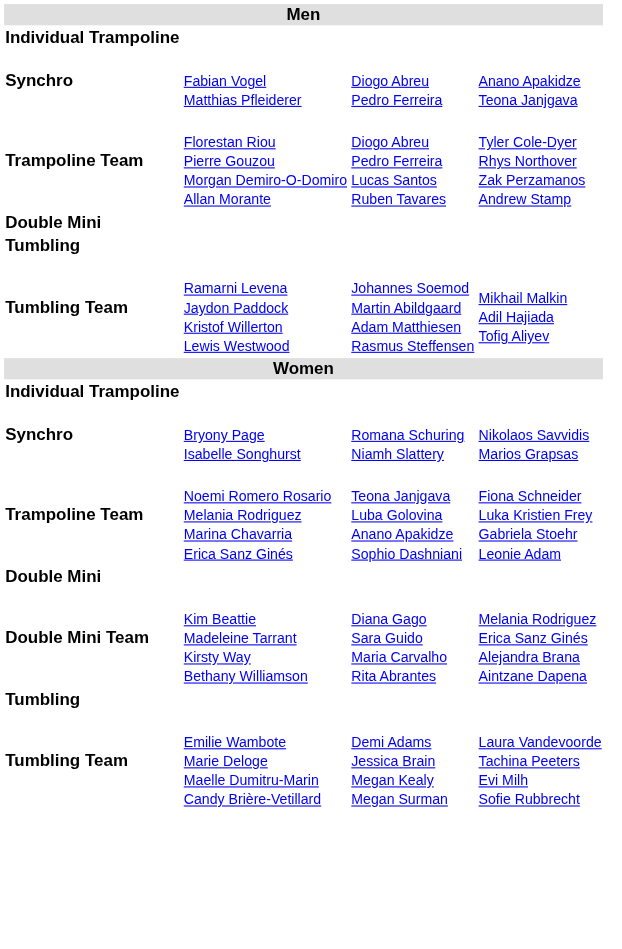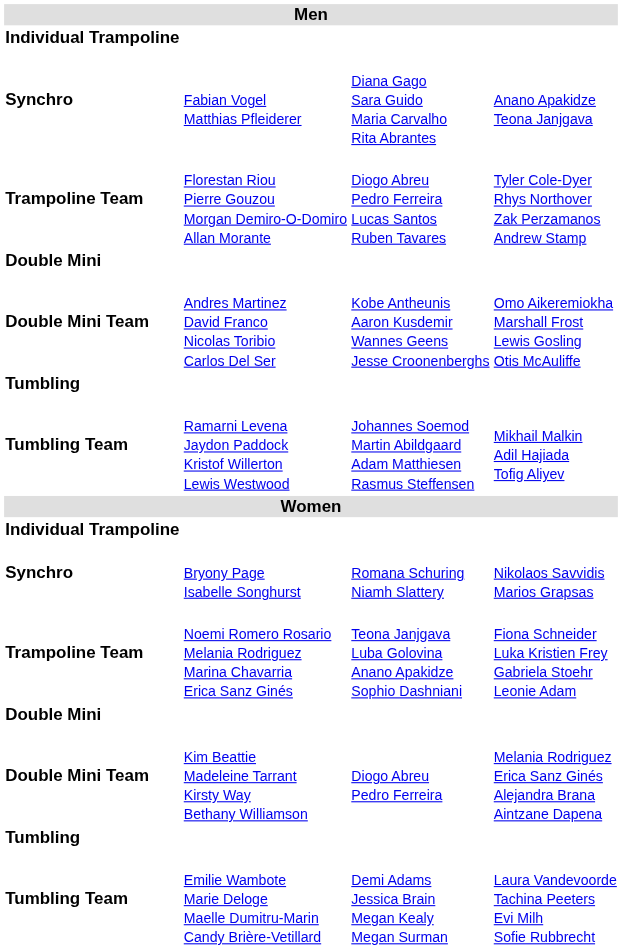(397, 91) Diogo Abreu Pedro Ferreira -> (399, 110) Diana Gago Sara Guido Maria Carvalho Rita Abrantes
+ row: (77, 322)
(399, 648) Diana Gago Sara Guido Maria Carvalho Rita Abrantes -> (397, 786) Diogo Abreu Pedro Ferreira
